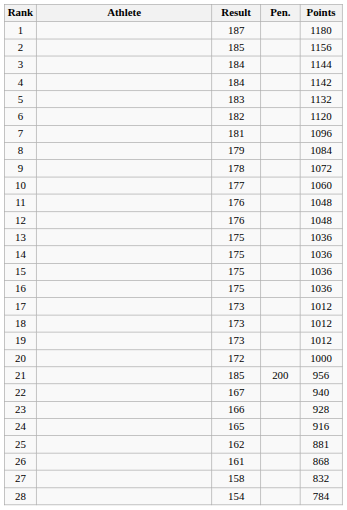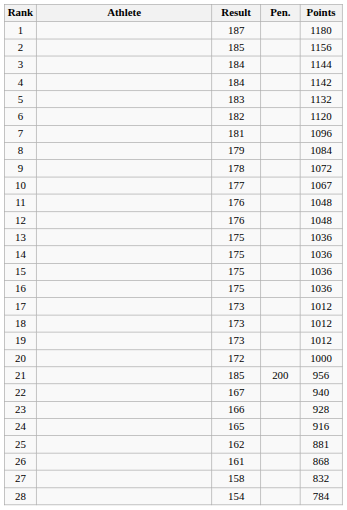(321, 185) 1060 -> (321, 185) 1067
